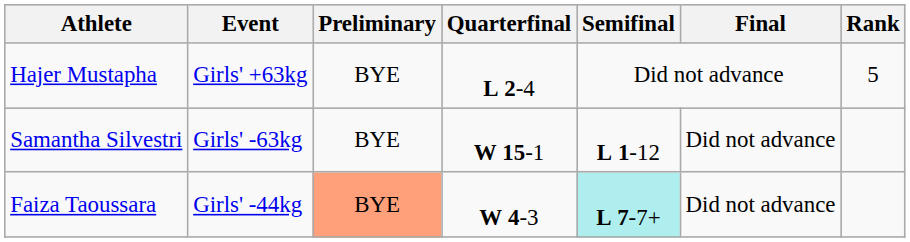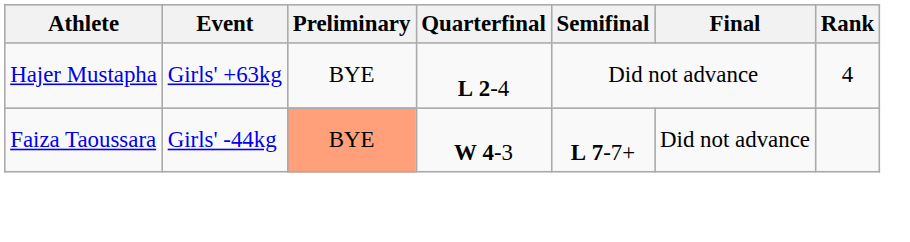(873, 75) 5 -> (847, 75) 4
- row: (96, 139)
(628, 218) paleturquoise background -> (603, 153) no background
